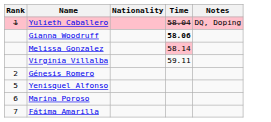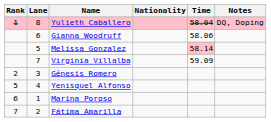+ column: (38, 11)
(179, 36) bold -> (201, 36) normal
(179, 61) 59.11 -> (201, 61) 59.09
